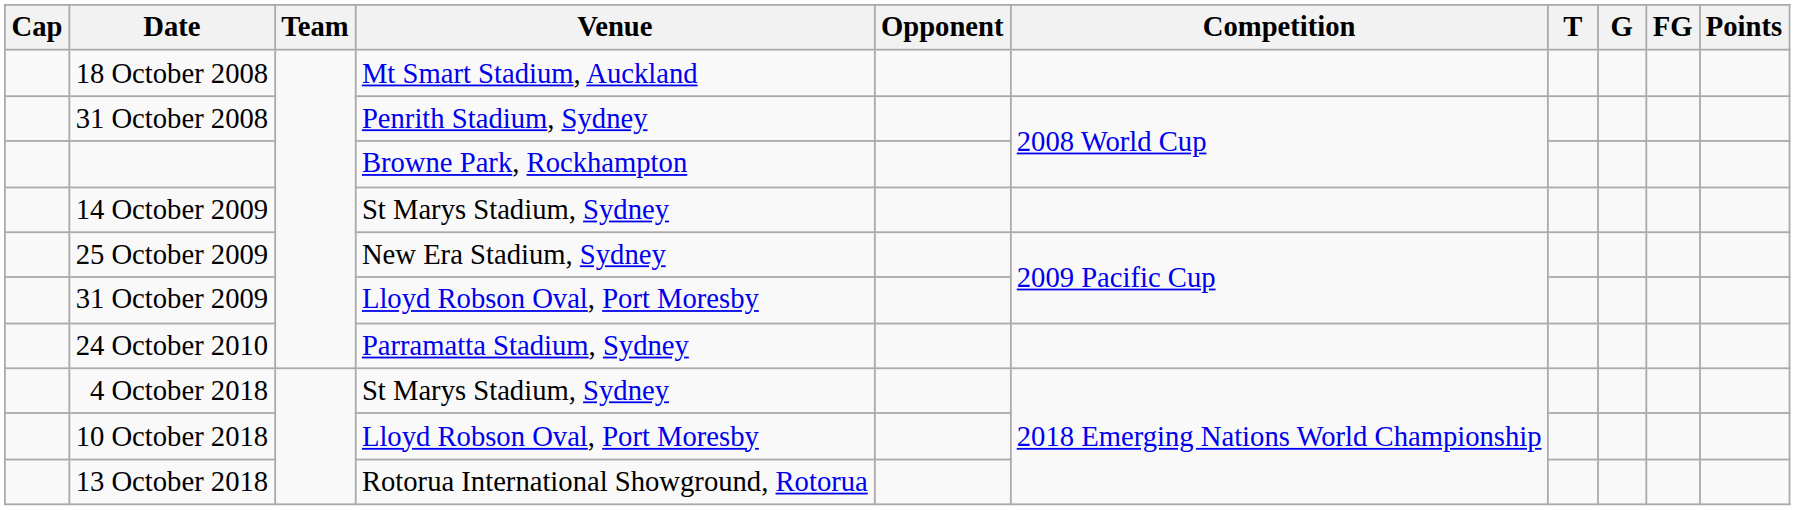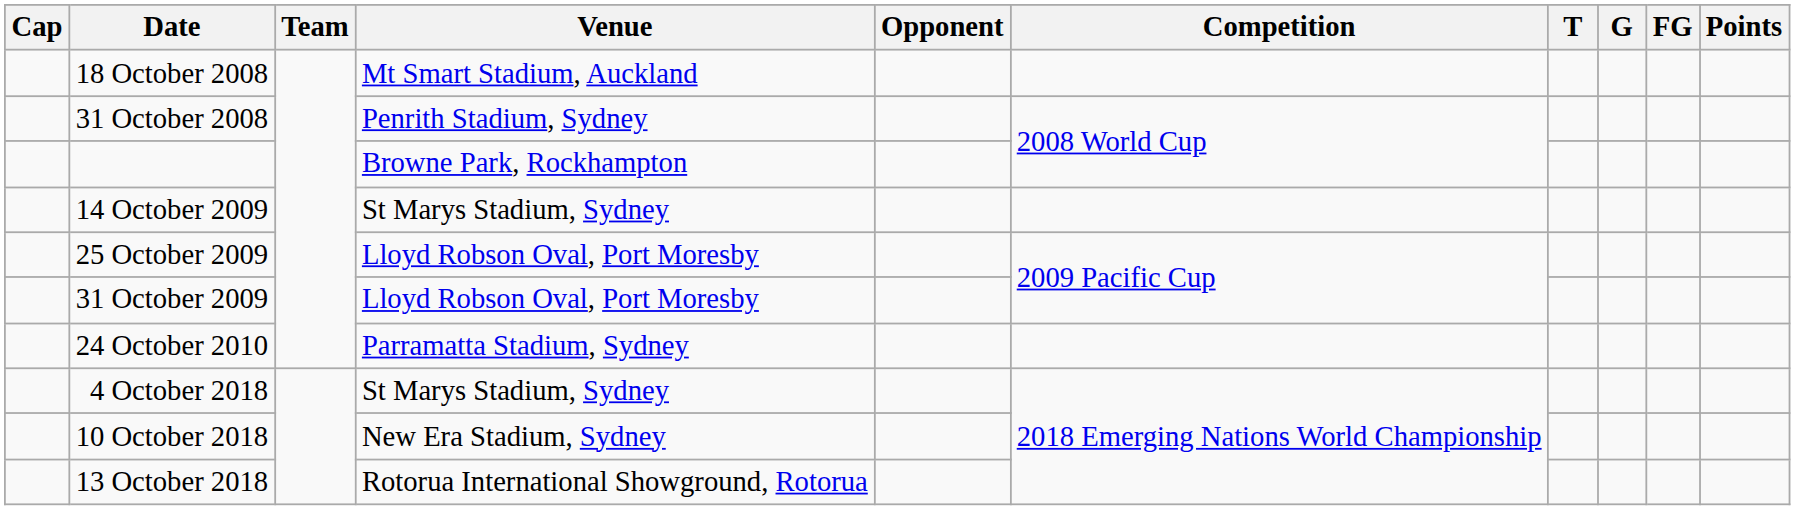(514, 254) New Era Stadium, Sydney -> (560, 254) Lloyd Robson Oval, Port Moresby
(560, 436) Lloyd Robson Oval, Port Moresby -> (514, 436) New Era Stadium, Sydney
